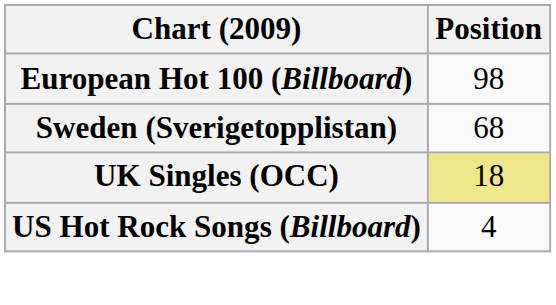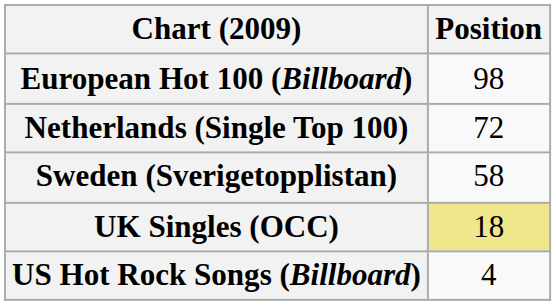+ row: (216, 127)
(489, 127) 68 -> (489, 176) 58
